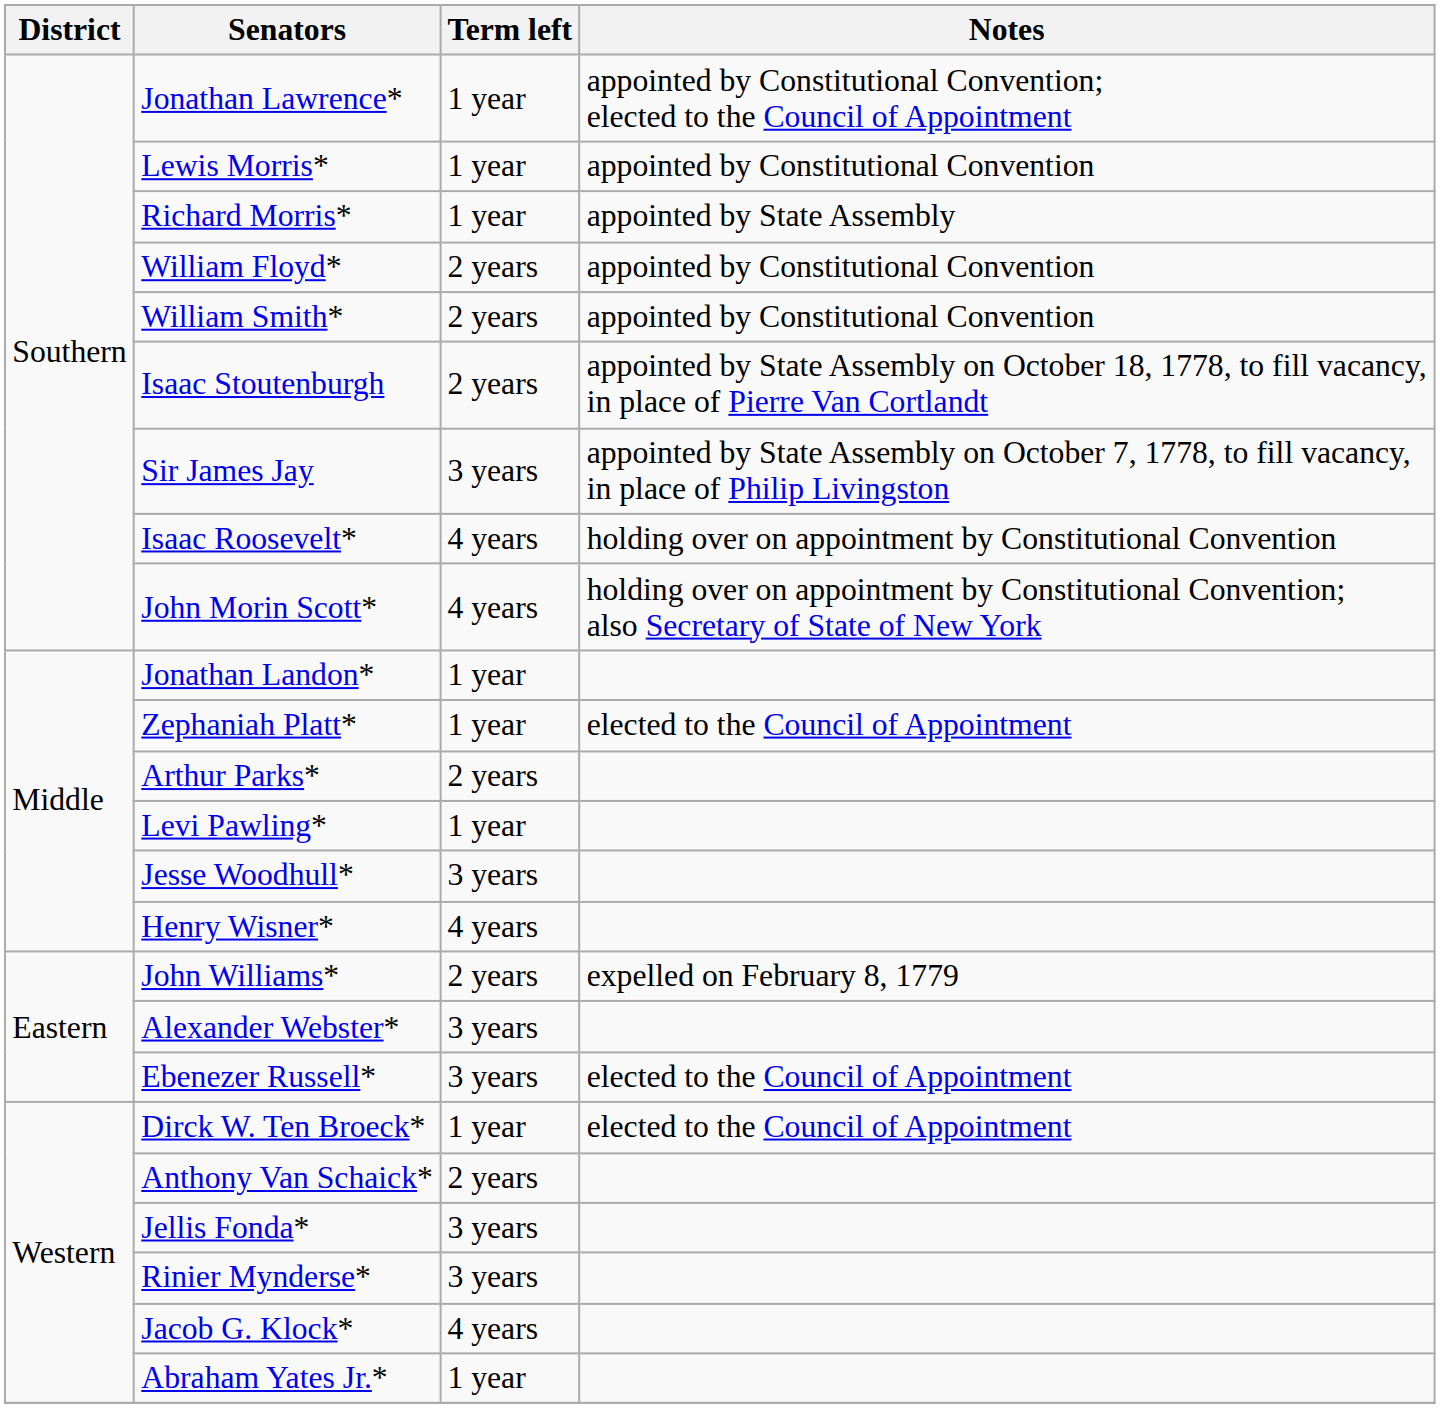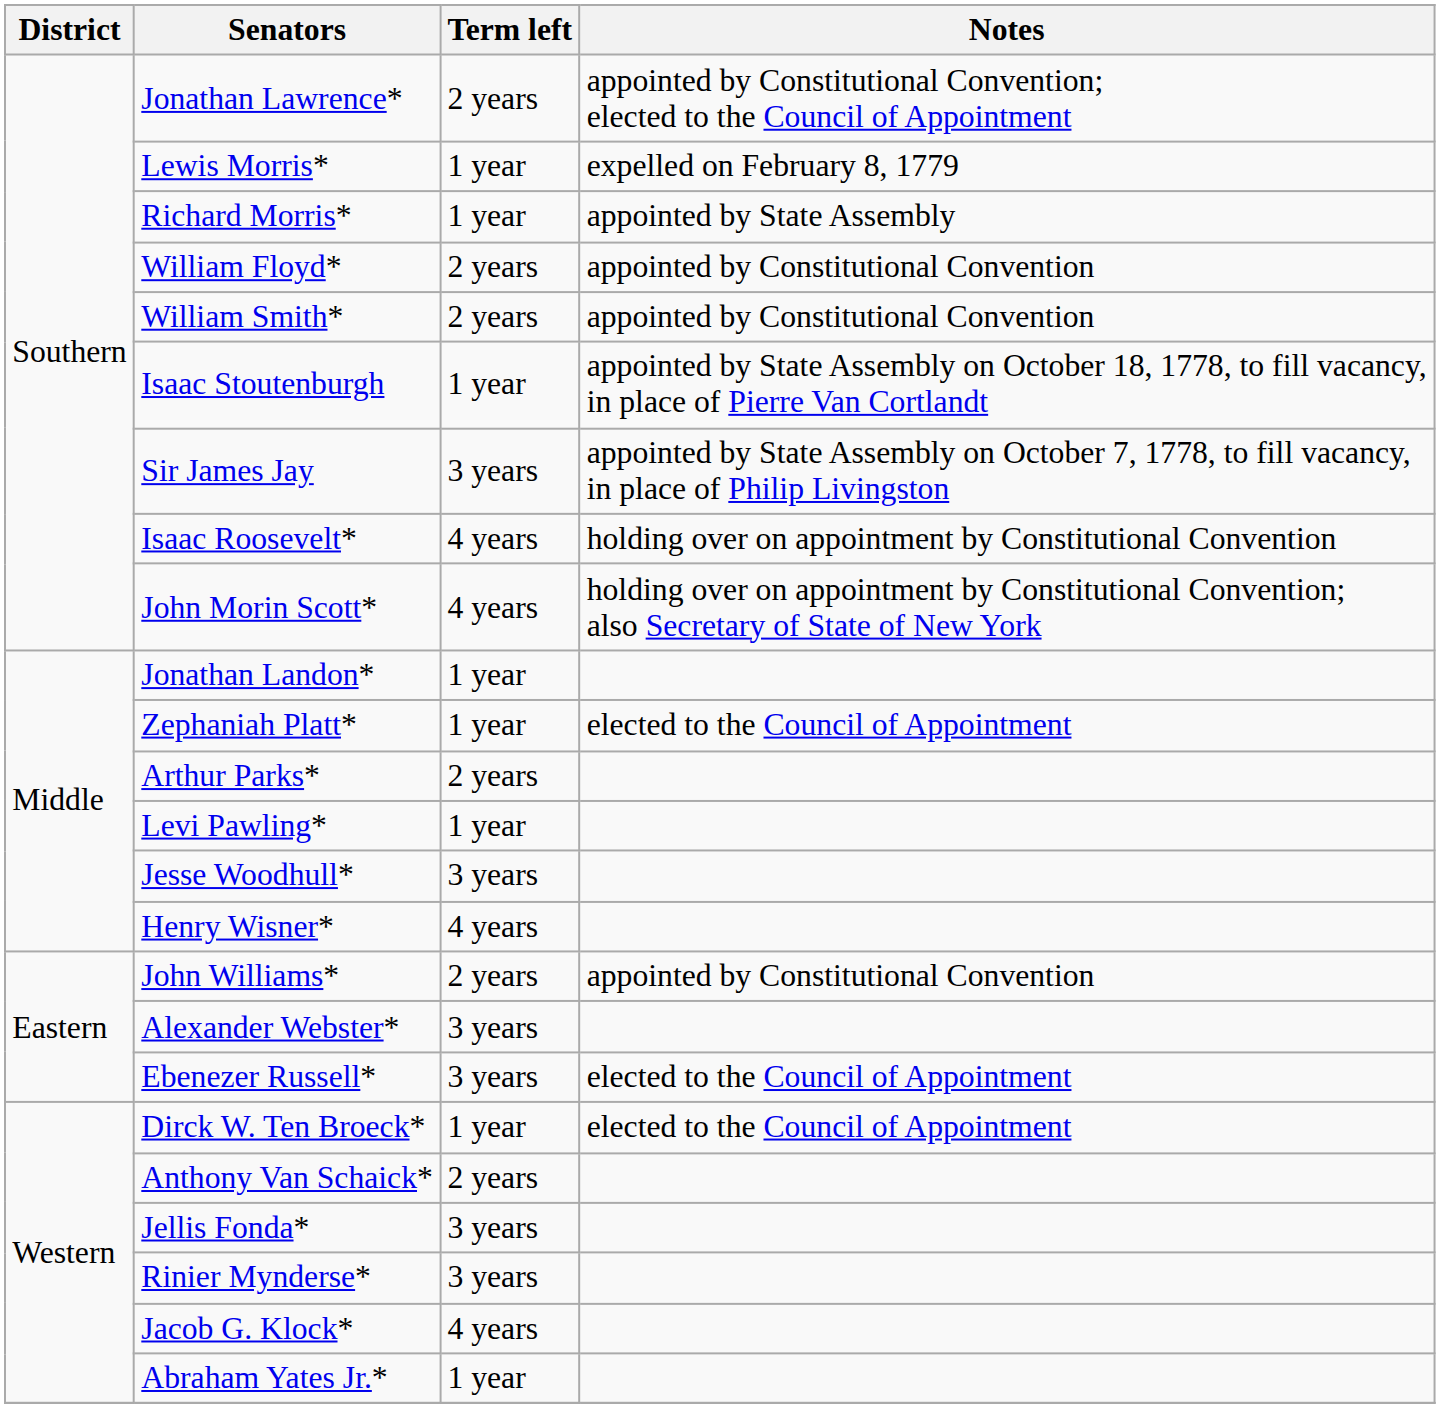(487, 97) 1 year -> (493, 97) 2 years
(841, 165) appointed by Constitutional Convention -> (773, 165) expelled on February 8, 1779
(493, 384) 2 years -> (487, 384) 1 year
(773, 976) expelled on February 8, 1779 -> (841, 976) appointed by Constitutional Convention
